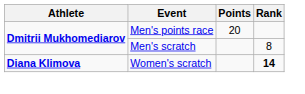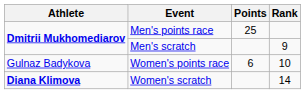(235, 30) 20 -> (250, 30) 25
(269, 47) 8 -> (285, 47) 9
+ row: (180, 64)
(269, 64) bold -> (285, 81) normal
